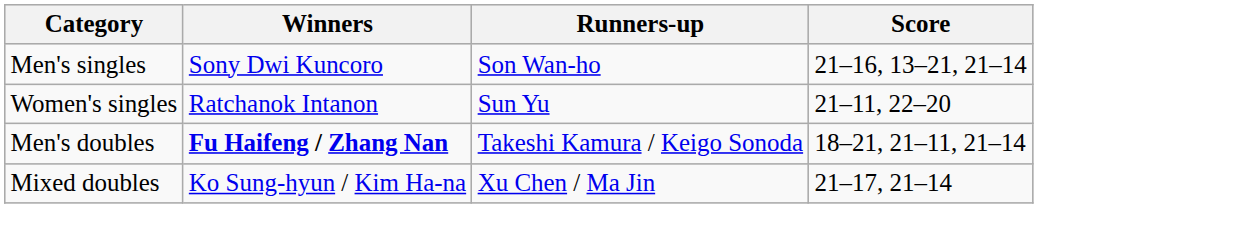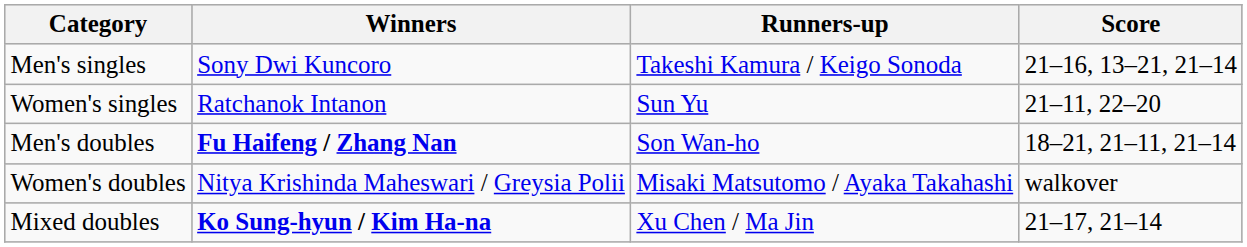(539, 63) Son Wan-ho -> (799, 63) Takeshi Kamura / Keigo Sonoda
(640, 143) Takeshi Kamura / Keigo Sonoda -> (698, 143) Son Wan-ho
+ row: (98, 182)
(327, 182) normal -> (344, 222) bold
